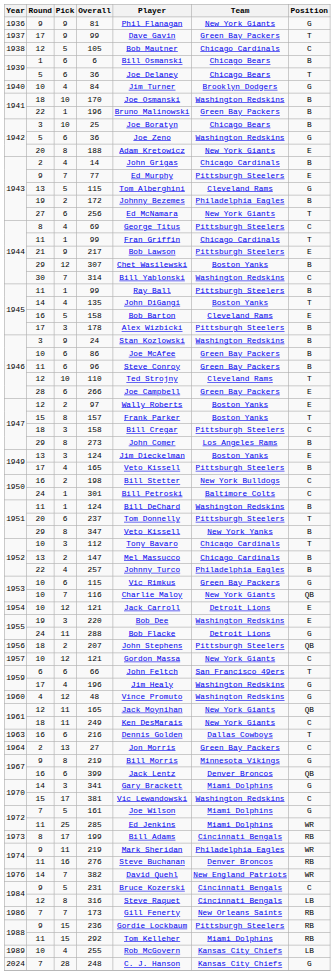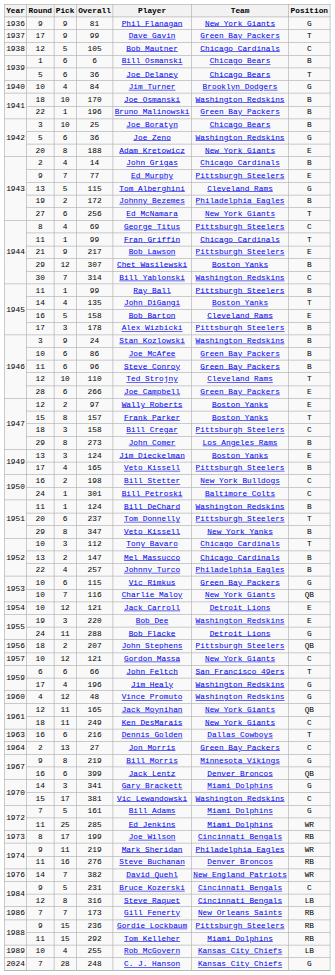(152, 812) Joe Wilson -> (152, 812) Bill Adams
(152, 837) Bill Adams -> (152, 837) Joe Wilson
